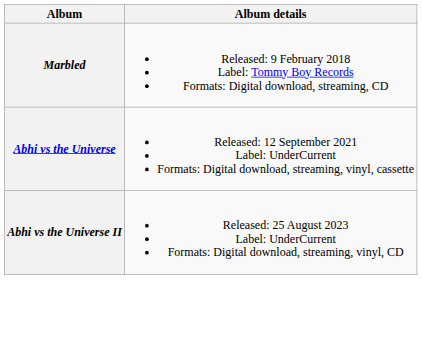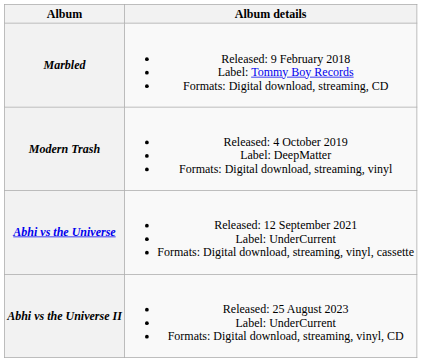+ row: (64, 148)
